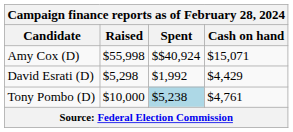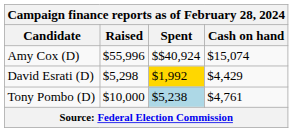(124, 55) $55,998 -> (124, 55) $55,996
(228, 55) $15,071 -> (228, 55) $15,074
(169, 76) no background -> (169, 76) gold background
